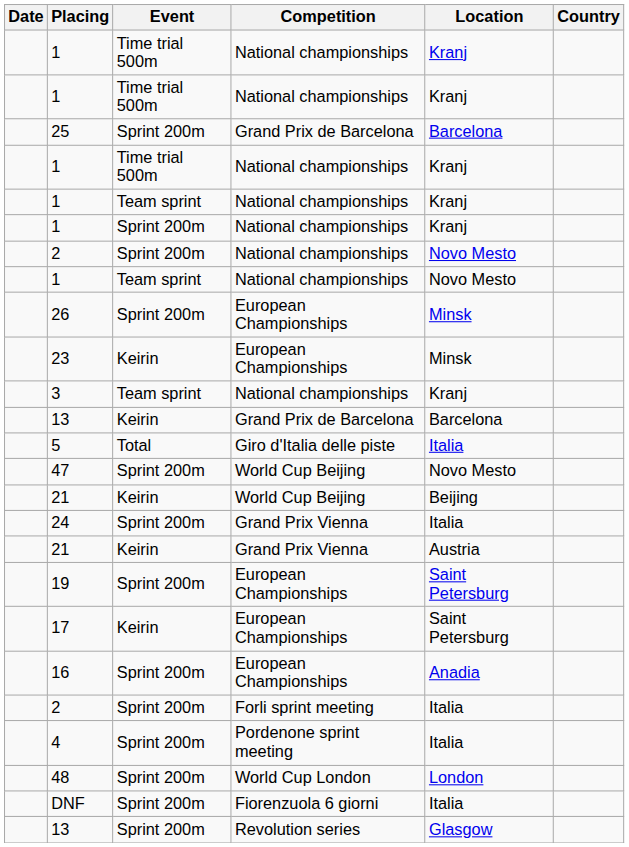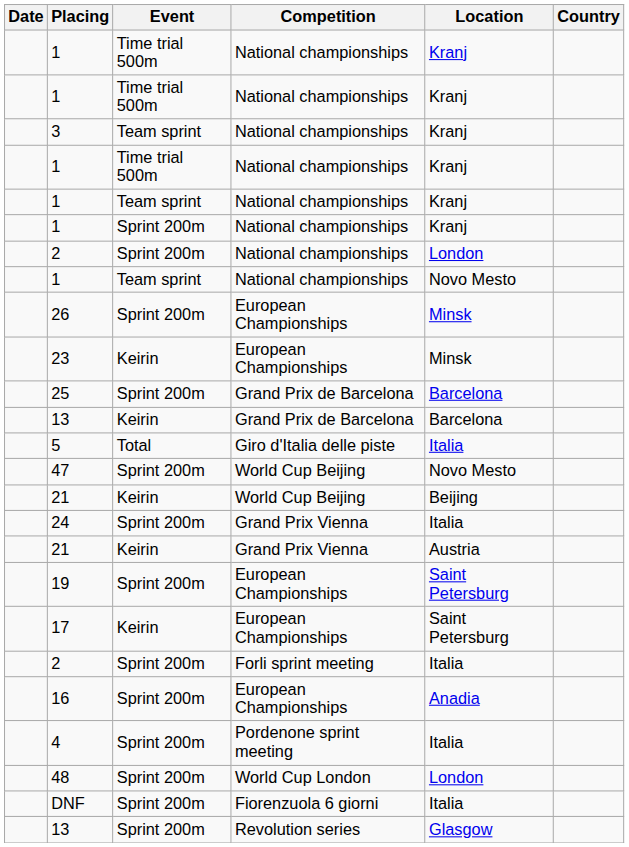rows swapped: (56, 393) <-> (60, 131)
(472, 253) Novo Mesto -> (456, 253) London
rows swapped: (60, 672) <-> (56, 707)
